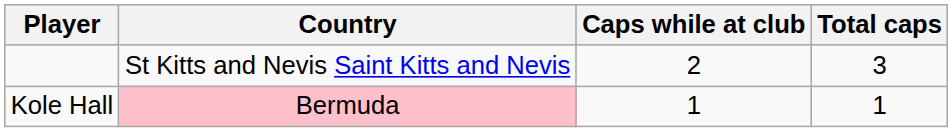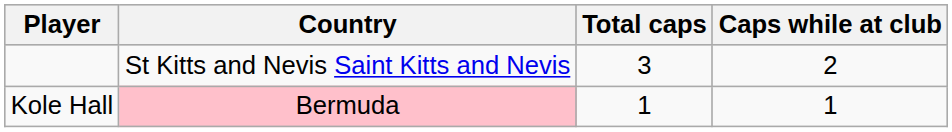columns swapped: (694, 24) <-> (880, 24)
